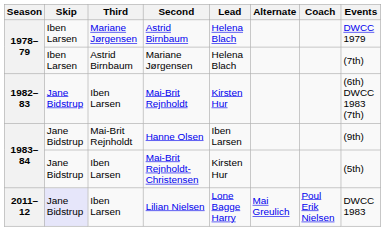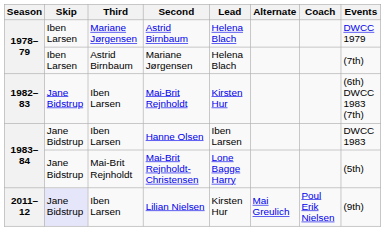(111, 136) Mai-Brit Rejnholdt -> (105, 136) Iben Larsen
(354, 136) (9th) -> (359, 136) DWCC 1983
(105, 169) Iben Larsen -> (111, 169) Mai-Brit Rejnholdt
(227, 169) Kirsten Hur -> (226, 169) Lone Bagge Harry
(226, 207) Lone Bagge Harry -> (227, 207) Kirsten Hur
(359, 207) DWCC 1983 -> (354, 207) (9th)
